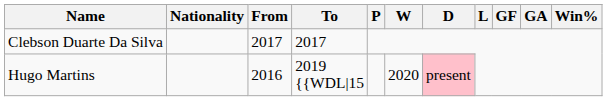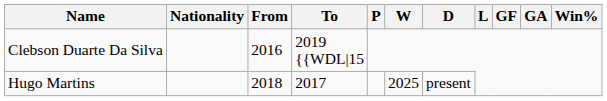(267, 41) 2017 -> (267, 50) 2016
(311, 41) 2017 -> (330, 50) 2019 {{WDL|15
(267, 74) 2016 -> (267, 83) 2018
(330, 74) 2019 {{WDL|15 -> (311, 83) 2017
(403, 74) 2020 -> (403, 83) 2025
(448, 74) pink background -> (448, 83) no background
